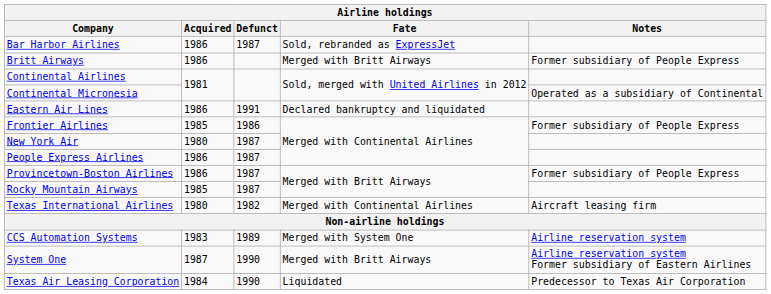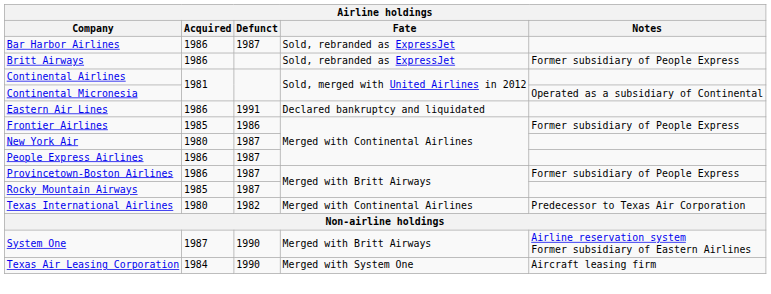(357, 61) Merged with Britt Airways -> (369, 61) Sold, rebranded as ExpressJet
(594, 206) Aircraft leasing firm -> (638, 206) Predecessor to Texas Air Corporation
- row: (72, 238)
(312, 281) Liquidated -> (348, 265) Merged with System One
(638, 281) Predecessor to Texas Air Corporation -> (594, 265) Aircraft leasing firm
